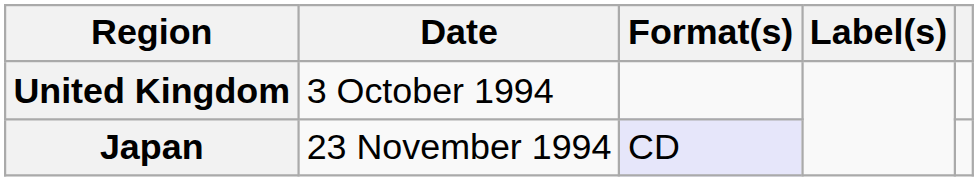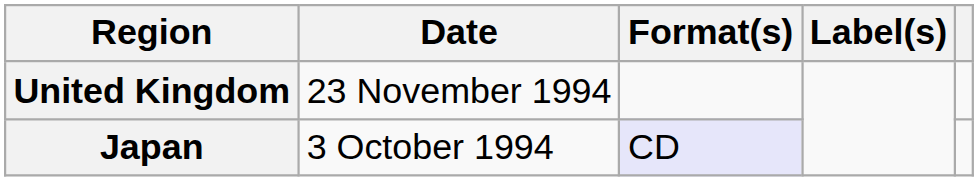(430, 89) 3 October 1994 -> (459, 89) 23 November 1994
(459, 146) 23 November 1994 -> (430, 146) 3 October 1994
